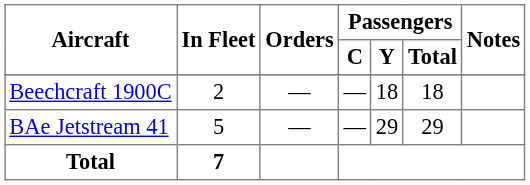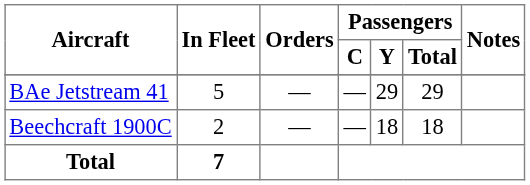rows swapped: (89, 126) <-> (91, 92)
